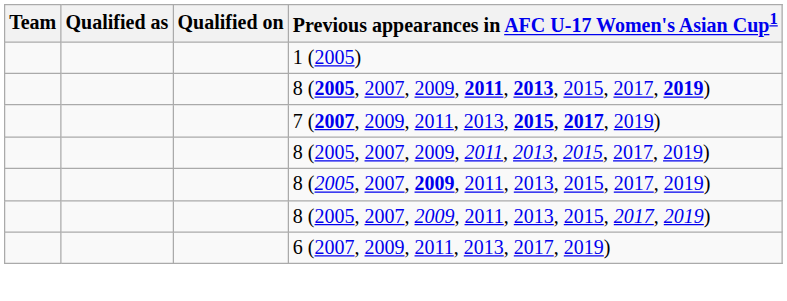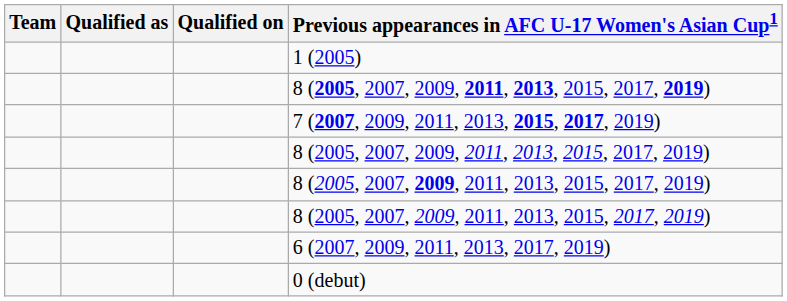+ row: (33, 280)
